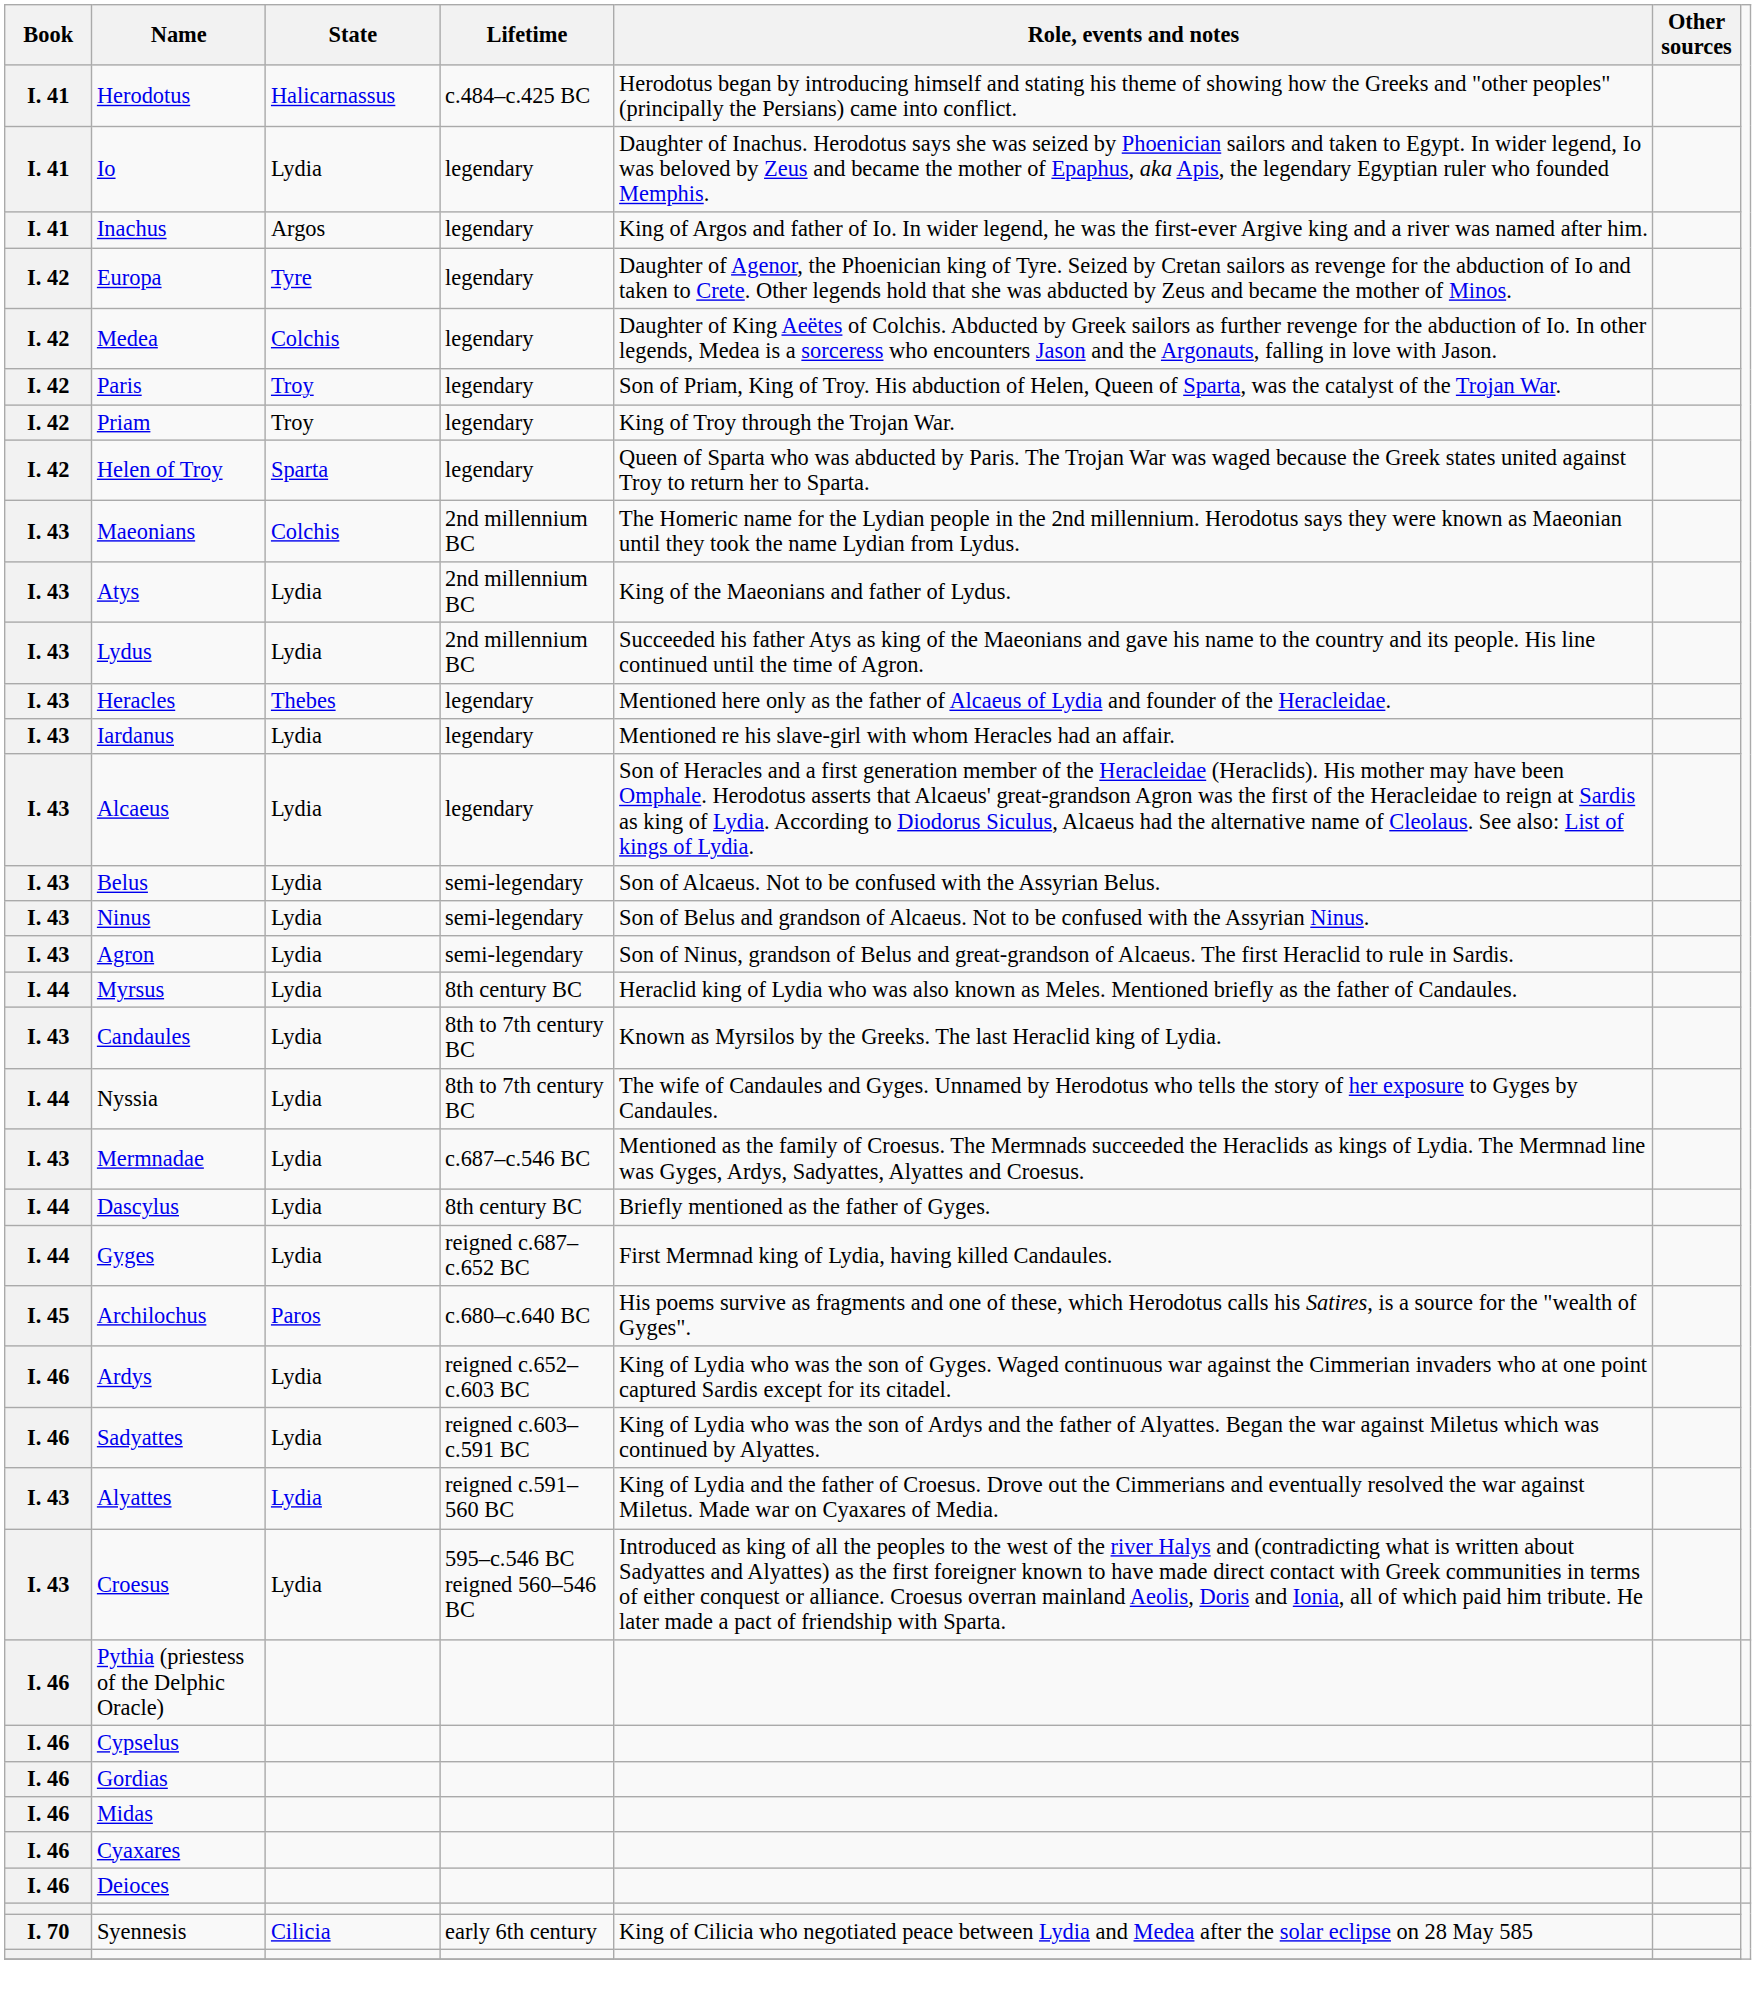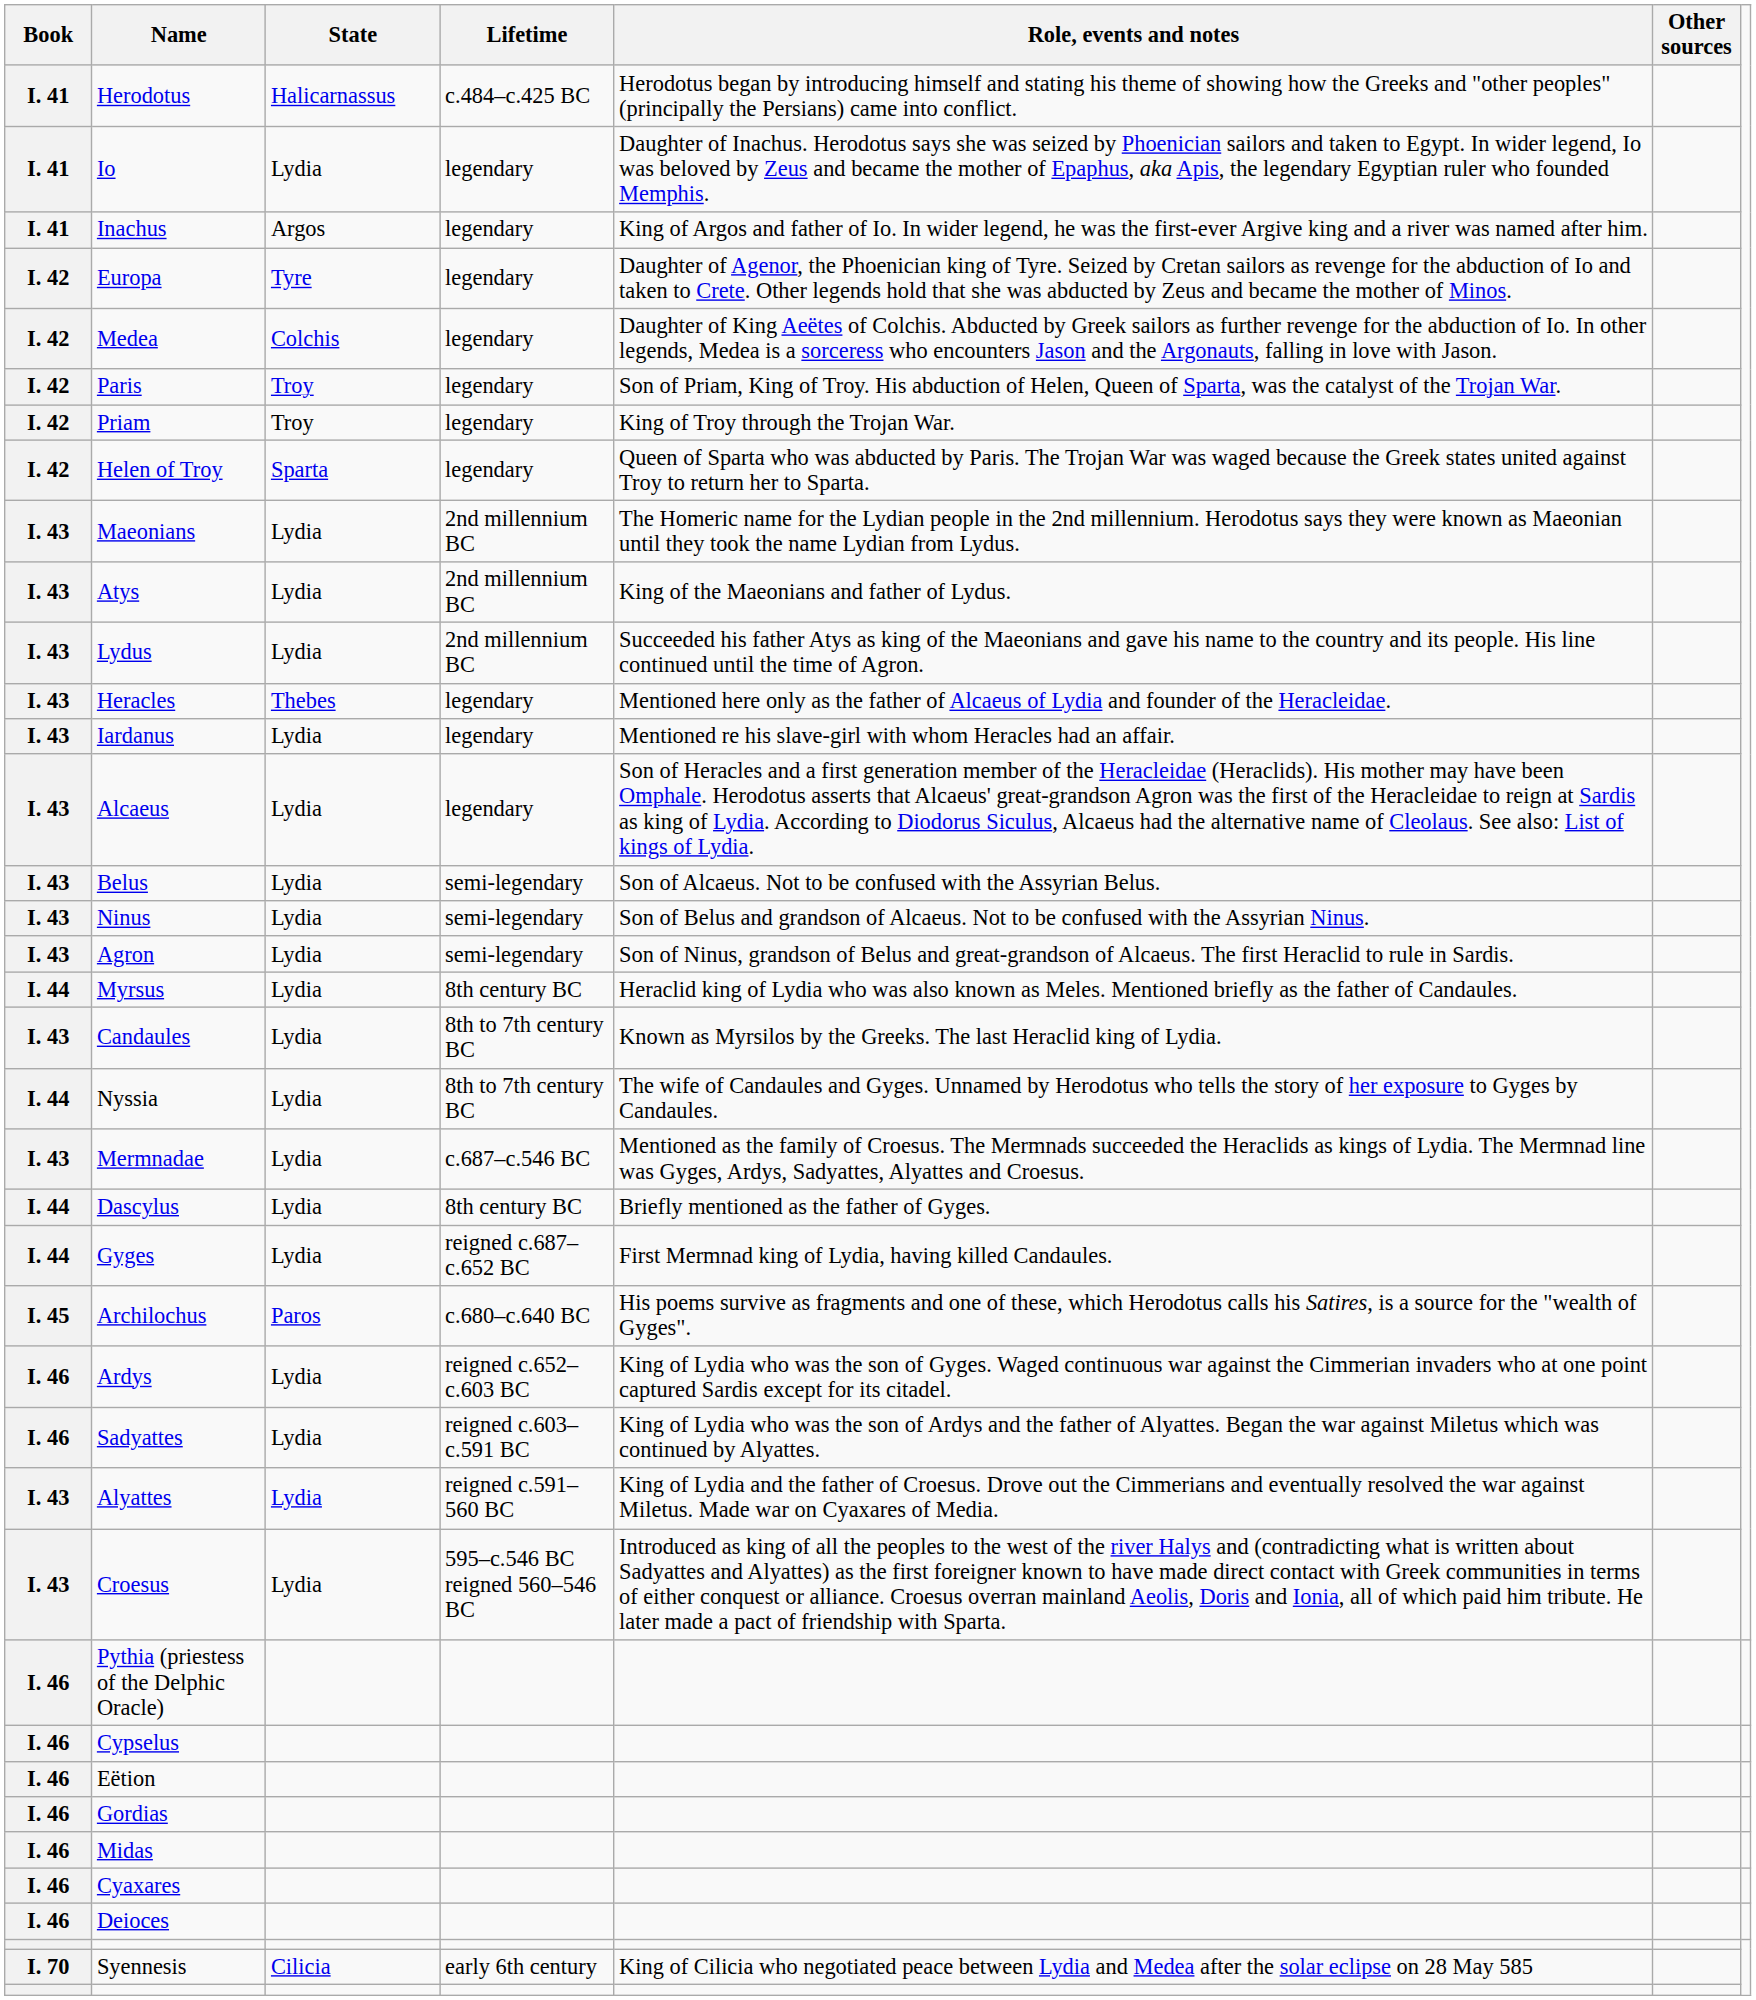(305, 530) Colchis -> (296, 530) Lydia
+ row: (126, 1778)
